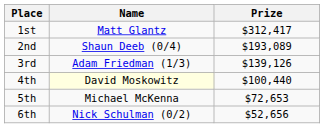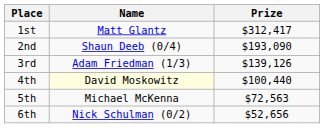(267, 47) $193,089 -> (267, 47) $193,090
(267, 98) $72,653 -> (267, 98) $72,563
